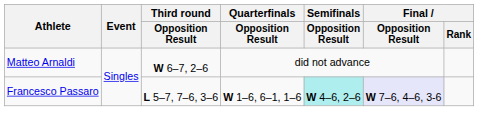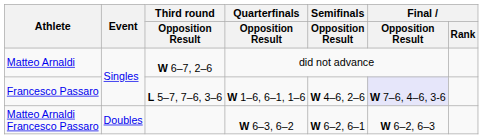(334, 98) paleturquoise background -> (338, 98) no background
+ row: (53, 120)
